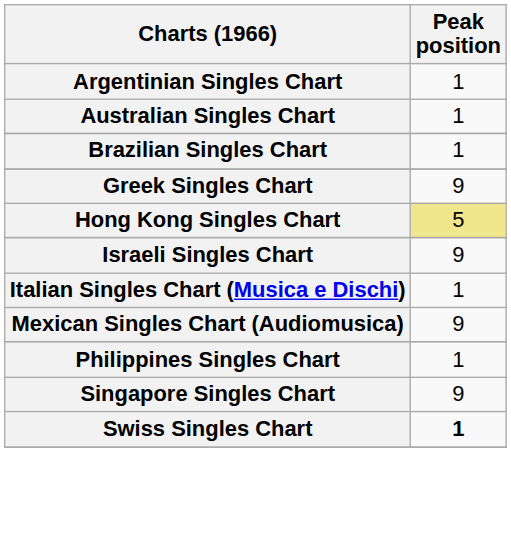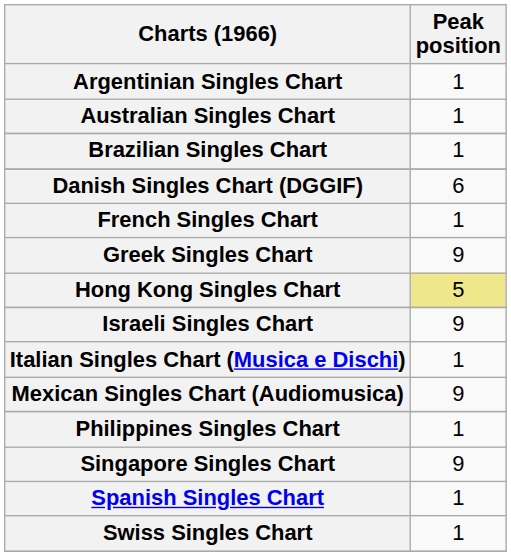+ row: (208, 185)
+ row: (208, 220)
+ row: (208, 498)
(458, 428) bold -> (458, 533) normal
